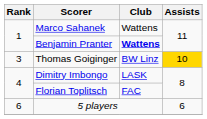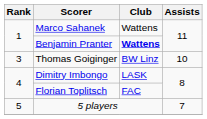(182, 59) gold background -> (182, 59) no background
(19, 106) 6 -> (19, 106) 5
(182, 106) 6 -> (182, 106) 7
